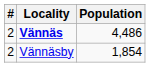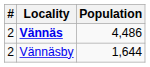(127, 52) 1,854 -> (127, 52) 1,644
